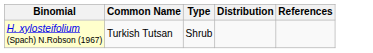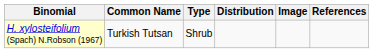+ column: (293, 12)
